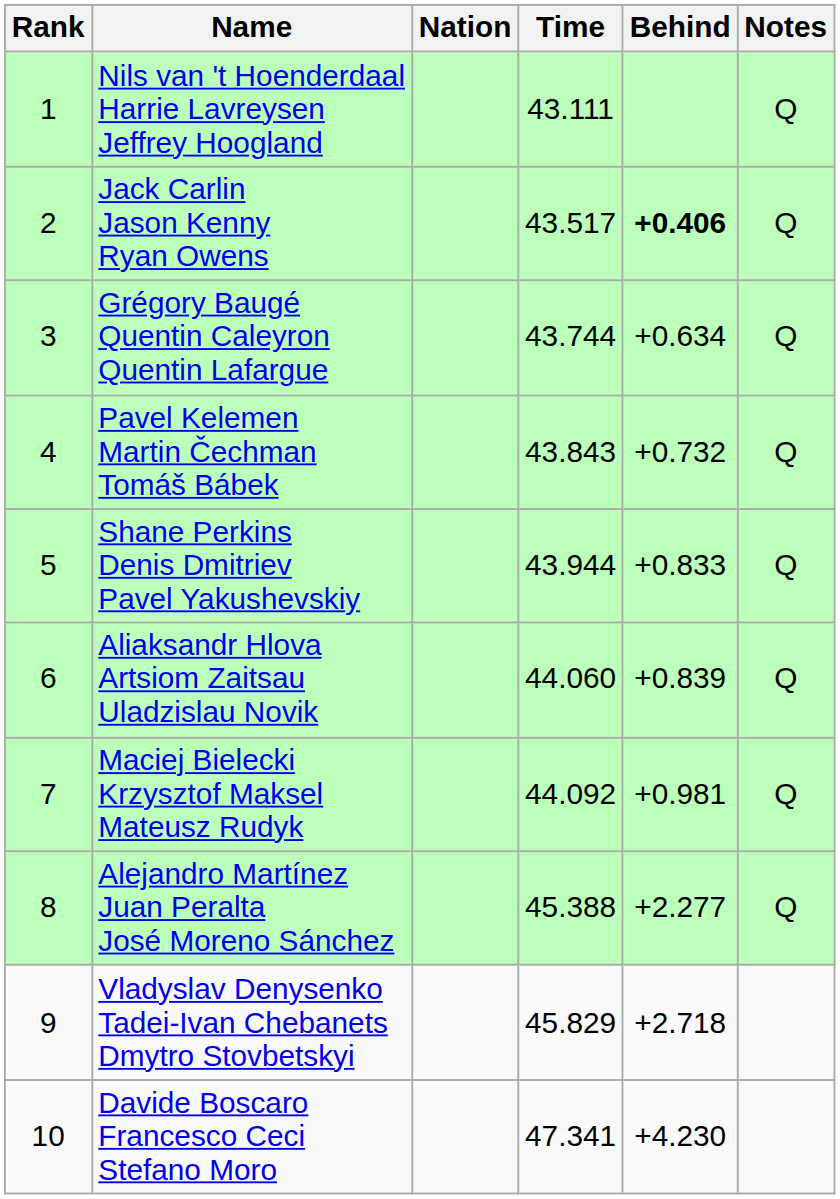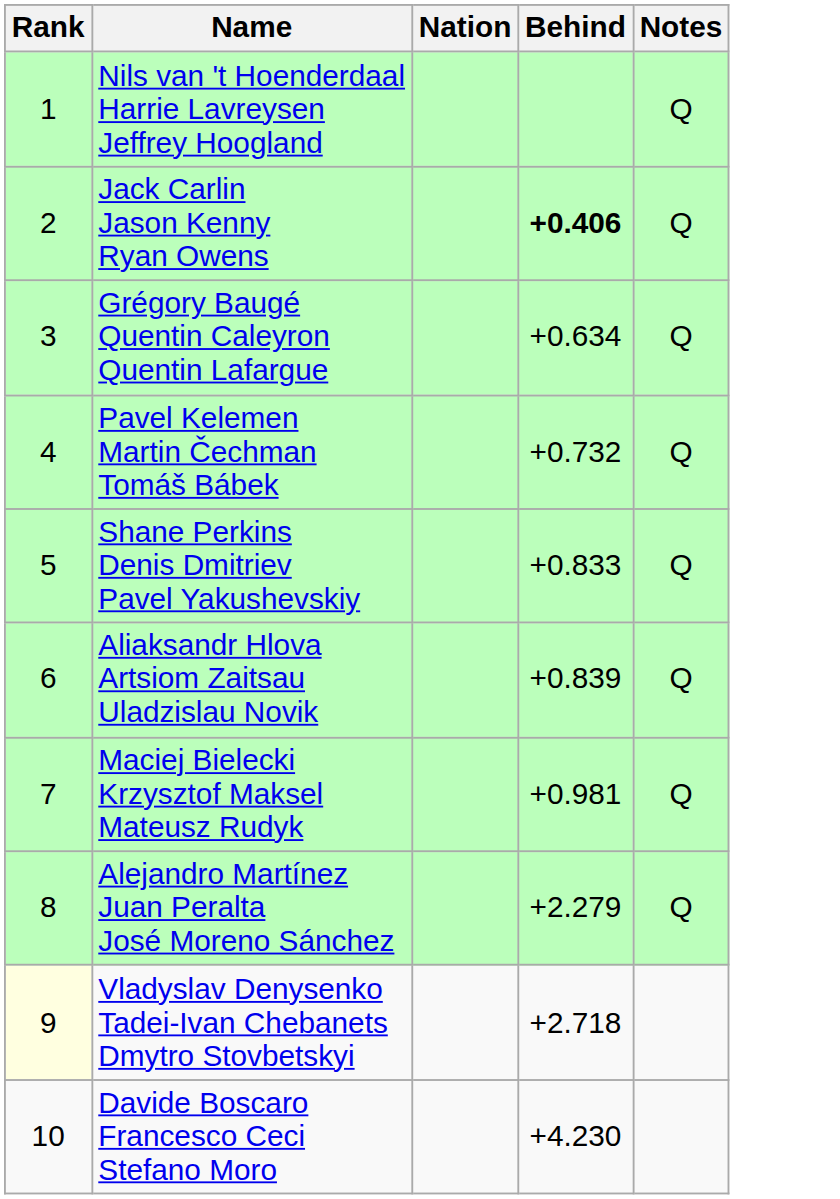- column: (571, 28)
(680, 907) +2.277 -> (575, 907) +2.279
(48, 1022) no background -> (48, 1022) lightyellow background
